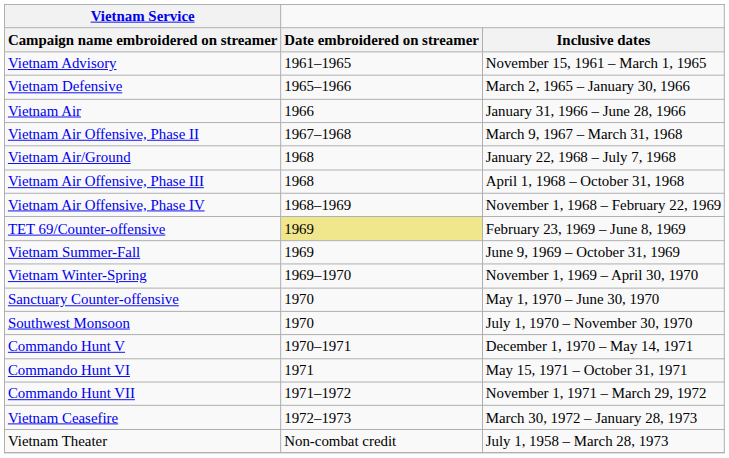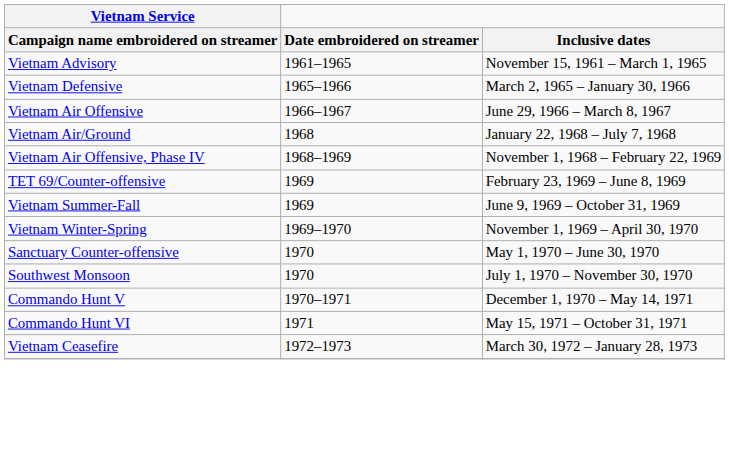- row: (44, 110)
+ row: (75, 110)
- row: (103, 134)
- row: (106, 181)
(299, 228) khaki background -> (299, 181) no background
- row: (71, 393)
- row: (58, 441)
